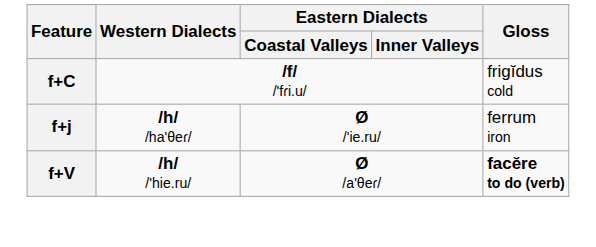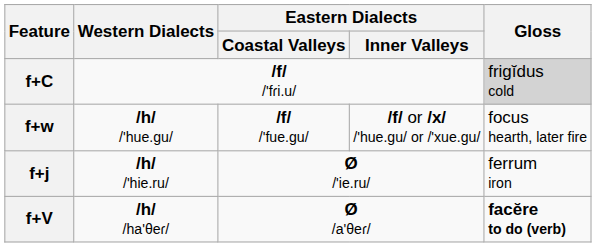(515, 81) no background -> (516, 81) lightgrey background
+ row: (39, 127)
(168, 127) /h/ /ha'θeɾ/ -> (146, 173) /h/ /'hie.ru/
(168, 173) /h/ /'hie.ru/ -> (146, 219) /h/ /ha'θeɾ/
